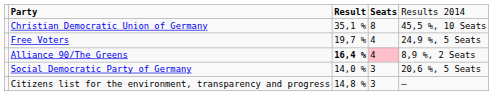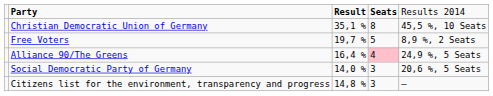(373, 40) 4 -> (373, 40) 5
(441, 40) 24,9 %, 5 Seats -> (438, 40) 8,9 %, 2 Seats
(350, 55) bold -> (350, 55) normal
(438, 55) 8,9 %, 2 Seats -> (441, 55) 24,9 %, 5 Seats
